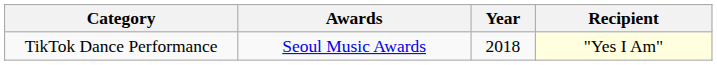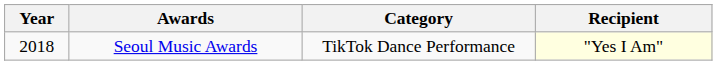columns swapped: (503, 18) <-> (121, 18)
